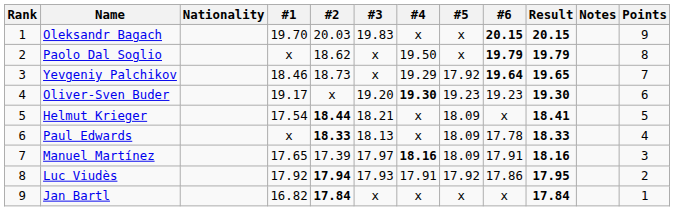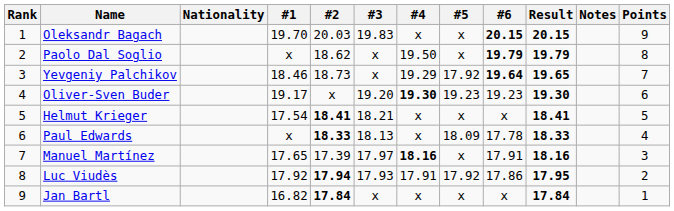(332, 115) 18.44 -> (332, 115) 18.41
(461, 115) 18.09 -> (461, 115) x
(461, 155) 18.09 -> (461, 155) x
